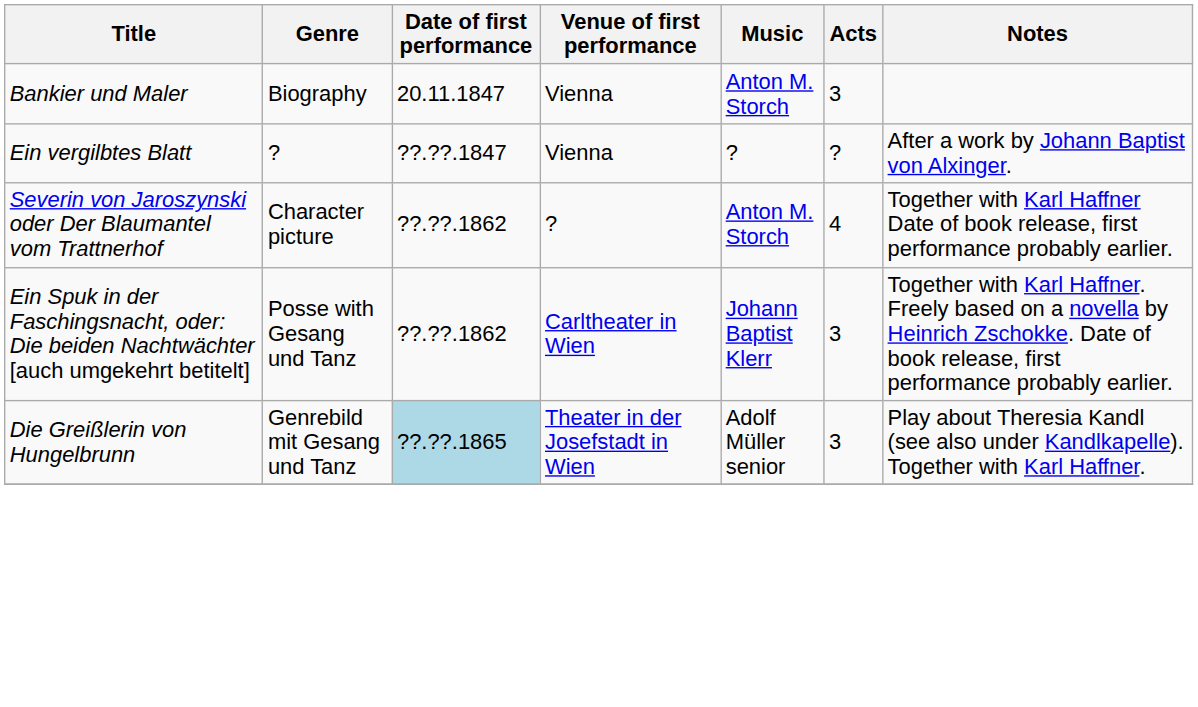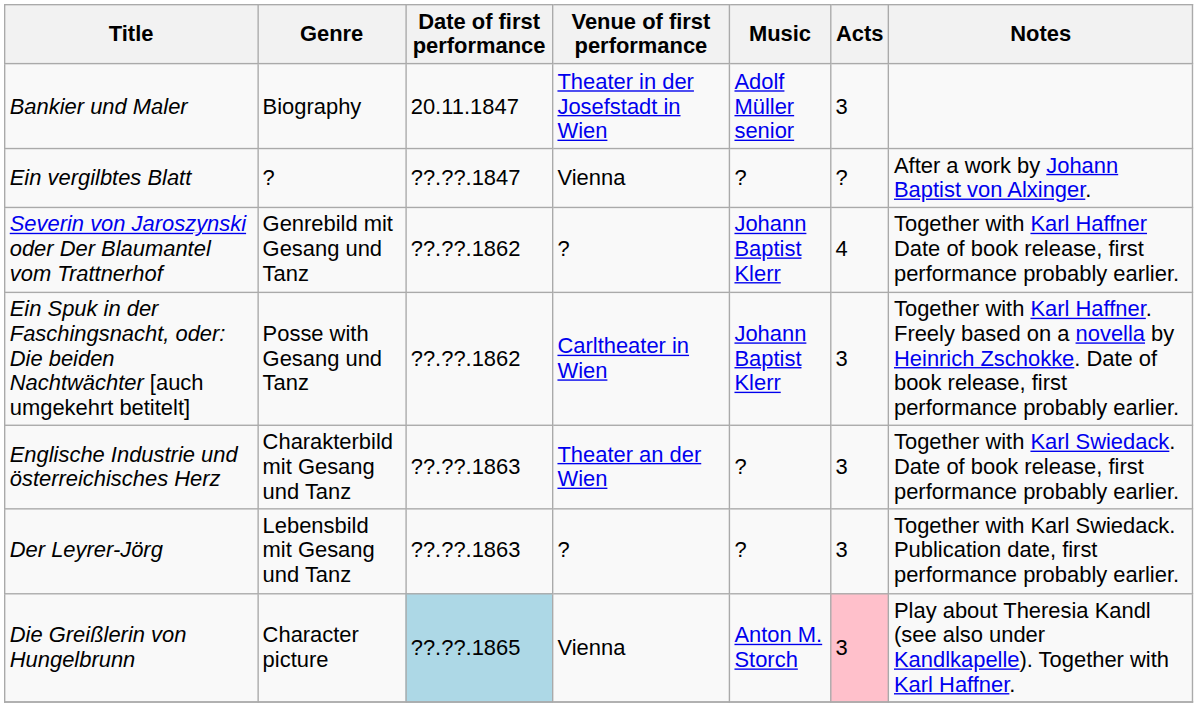(579, 93) Vienna -> (626, 105) Theater in der Josefstadt in Wien
(770, 93) Anton M. Storch -> (764, 105) Adolf Müller senior
(316, 224) Character picture -> (328, 249) Genrebild mit Gesang und Tanz
(770, 224) Anton M. Storch -> (770, 249) Johann Baptist Klerr
+ row: (124, 466)
+ row: (86, 551)
(324, 442) Genrebild mit Gesang und Tanz -> (311, 647) Character picture
(613, 442) Theater in der Josefstadt in Wien -> (591, 647) Vienna
(756, 442) Adolf Müller senior -> (778, 647) Anton M. Storch
(835, 442) no background -> (842, 647) pink background
